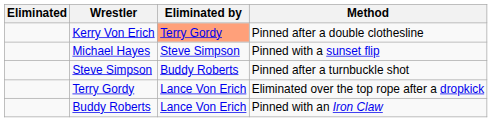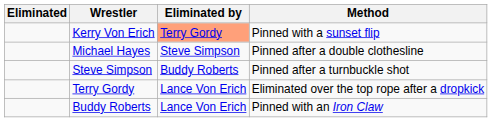(338, 32) Pinned after a double clothesline -> (316, 32) Pinned with a sunset flip
(316, 51) Pinned with a sunset flip -> (338, 51) Pinned after a double clothesline
